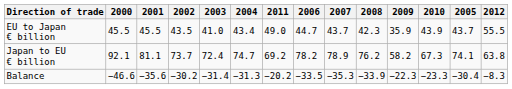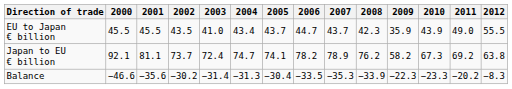columns swapped: (466, 12) <-> (278, 12)
